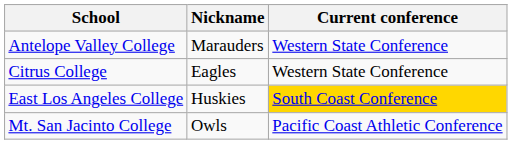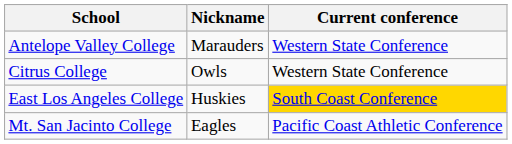(214, 71) Eagles -> (209, 71) Owls
(209, 125) Owls -> (214, 125) Eagles
